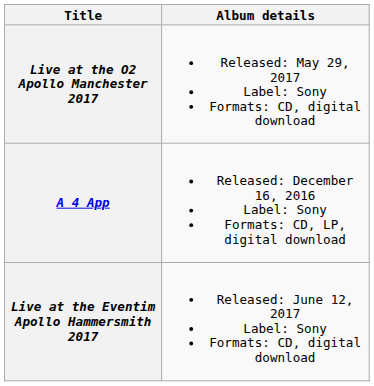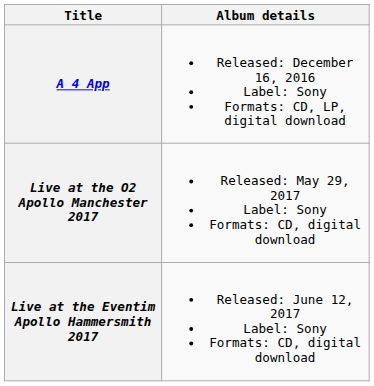rows swapped: (83, 203) <-> (83, 84)
